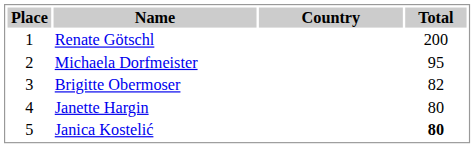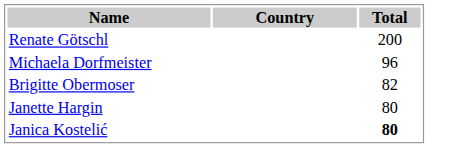- column: (29, 18)
(436, 62) 95 -> (390, 62) 96
